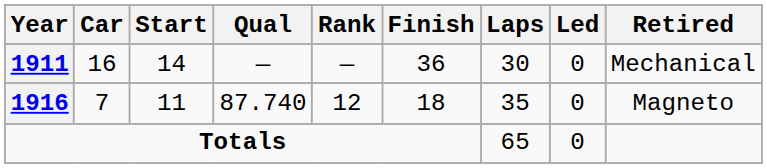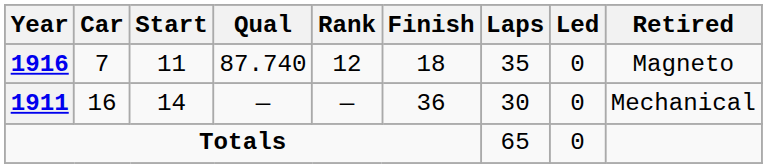rows swapped: (40, 64) <-> (40, 103)
